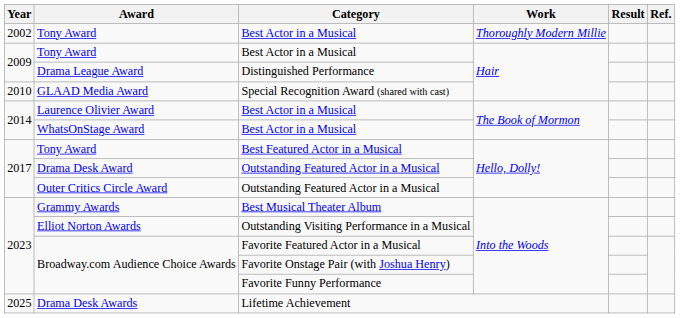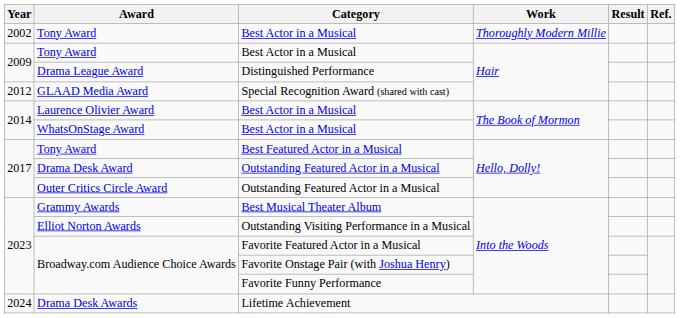(19, 91) 2010 -> (19, 91) 2012
(19, 303) 2025 -> (19, 303) 2024
